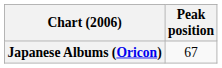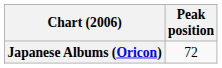(191, 52) 67 -> (191, 52) 72
